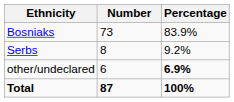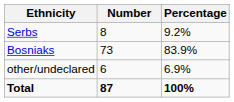rows swapped: (31, 32) <-> (22, 50)
(177, 69) bold -> (177, 69) normal
